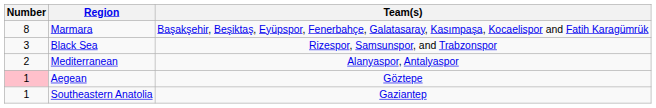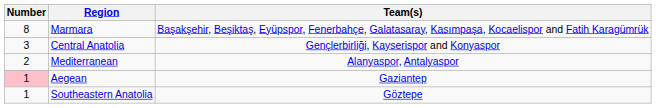+ row: (88, 45)
- row: (74, 45)
(403, 78) Göztepe -> (403, 78) Gaziantep
(403, 95) Gaziantep -> (403, 95) Göztepe
